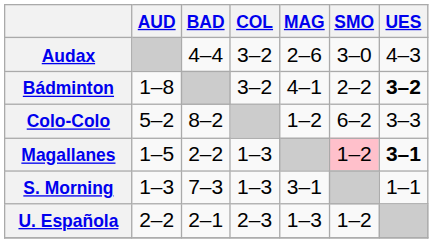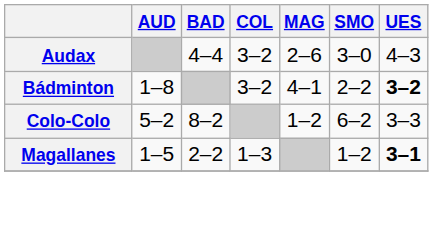(354, 154) pink background -> (354, 154) no background
- row: (68, 188)
- row: (68, 221)
